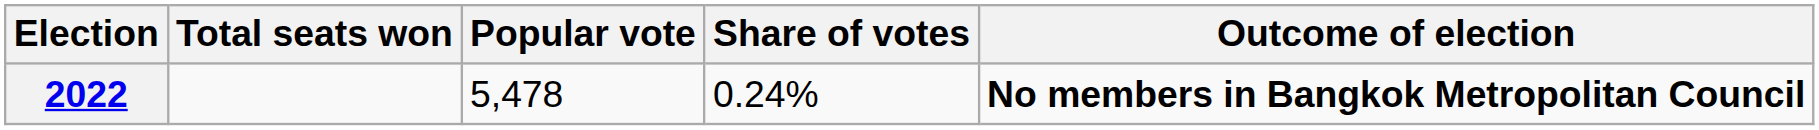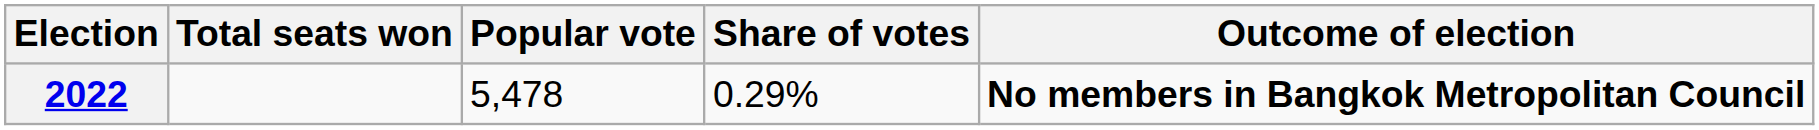(766, 93) 0.24% -> (766, 93) 0.29%
